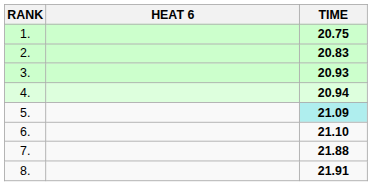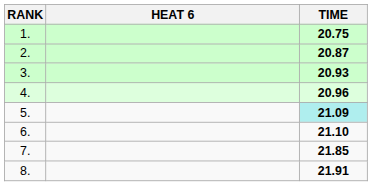(333, 54) 20.83 -> (333, 54) 20.87
(333, 93) 20.94 -> (333, 93) 20.96
(333, 152) 21.88 -> (333, 152) 21.85
